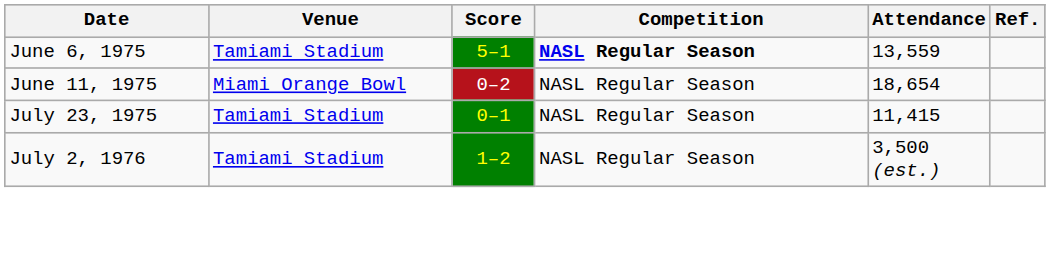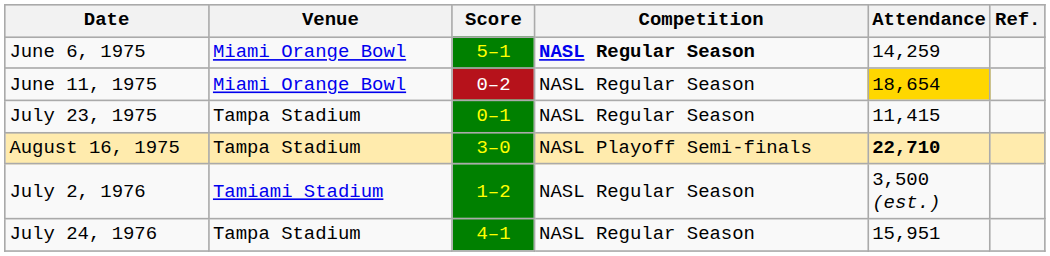(298, 52) Tamiami Stadium -> (310, 52) Miami Orange Bowl
(906, 52) 13,559 -> (906, 52) 14,259
(906, 84) no background -> (906, 84) gold background
(298, 116) Tamiami Stadium -> (287, 116) Tampa Stadium
+ row: (95, 148)
+ row: (83, 234)
